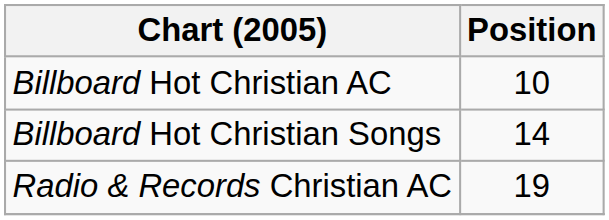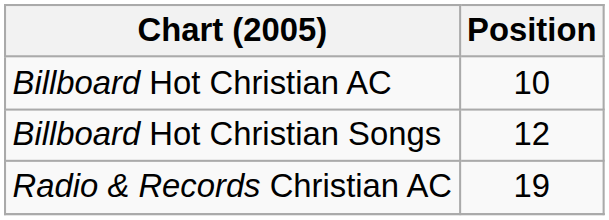(532, 134) 14 -> (532, 134) 12
